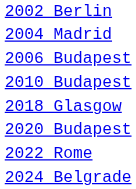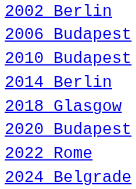- row: (58, 35)
+ row: (58, 82)
